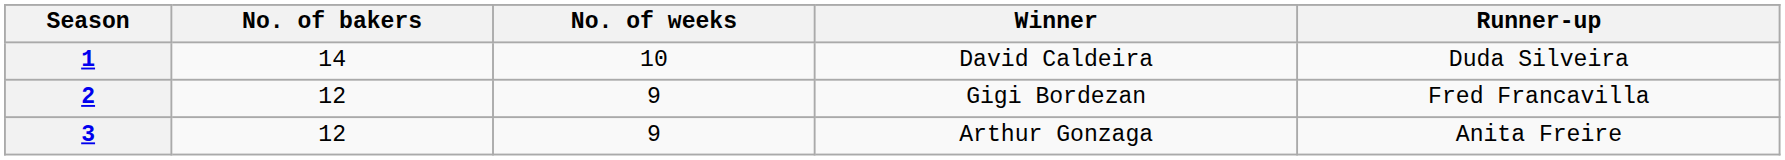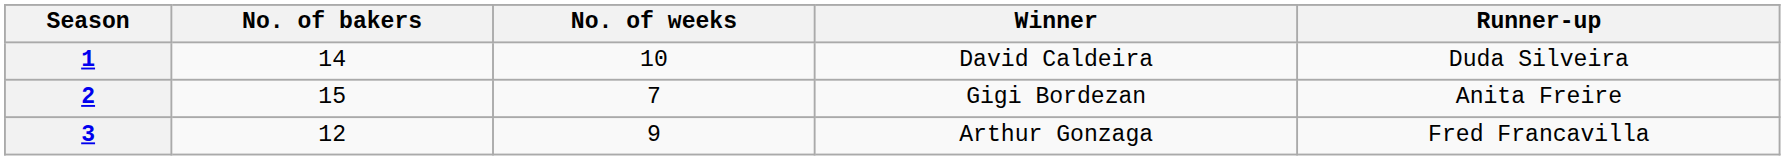(332, 98) 12 -> (332, 98) 15
(654, 98) 9 -> (654, 98) 7
(1539, 98) Fred Francavilla -> (1539, 98) Anita Freire
(1539, 136) Anita Freire -> (1539, 136) Fred Francavilla
